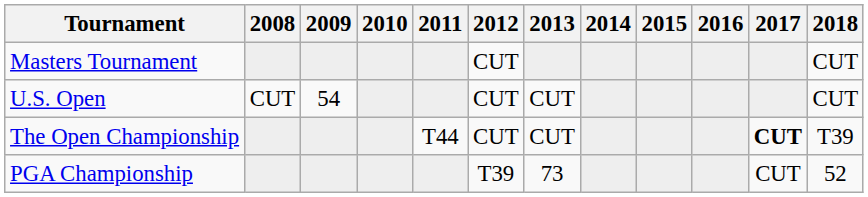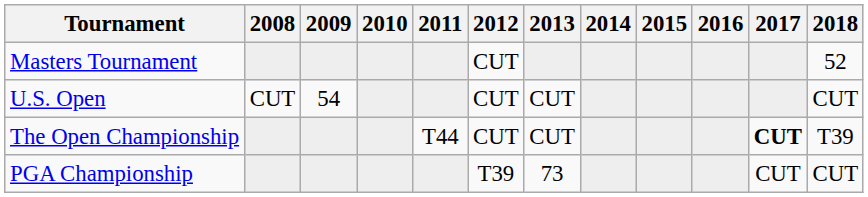(835, 61) CUT -> (835, 61) 52
(835, 173) 52 -> (835, 173) CUT
